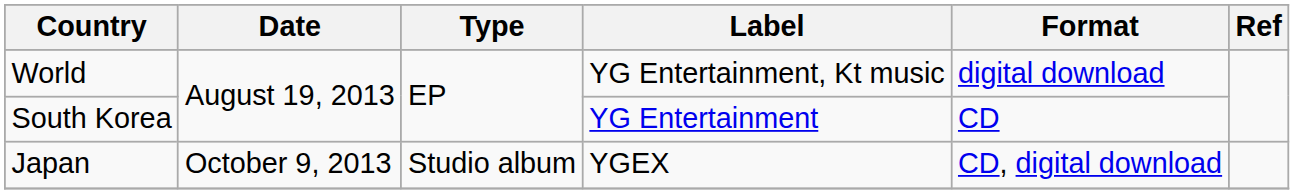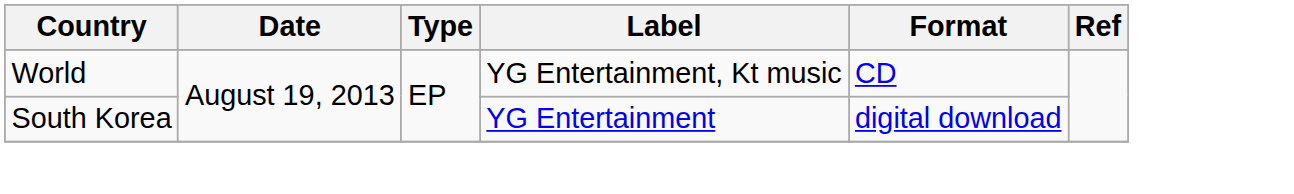(1061, 73) digital download -> (876, 73) CD
(979, 118) CD -> (958, 118) digital download
- row: (51, 164)
